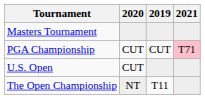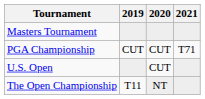columns swapped: (160, 13) <-> (133, 13)
(187, 49) pink background -> (187, 49) no background
